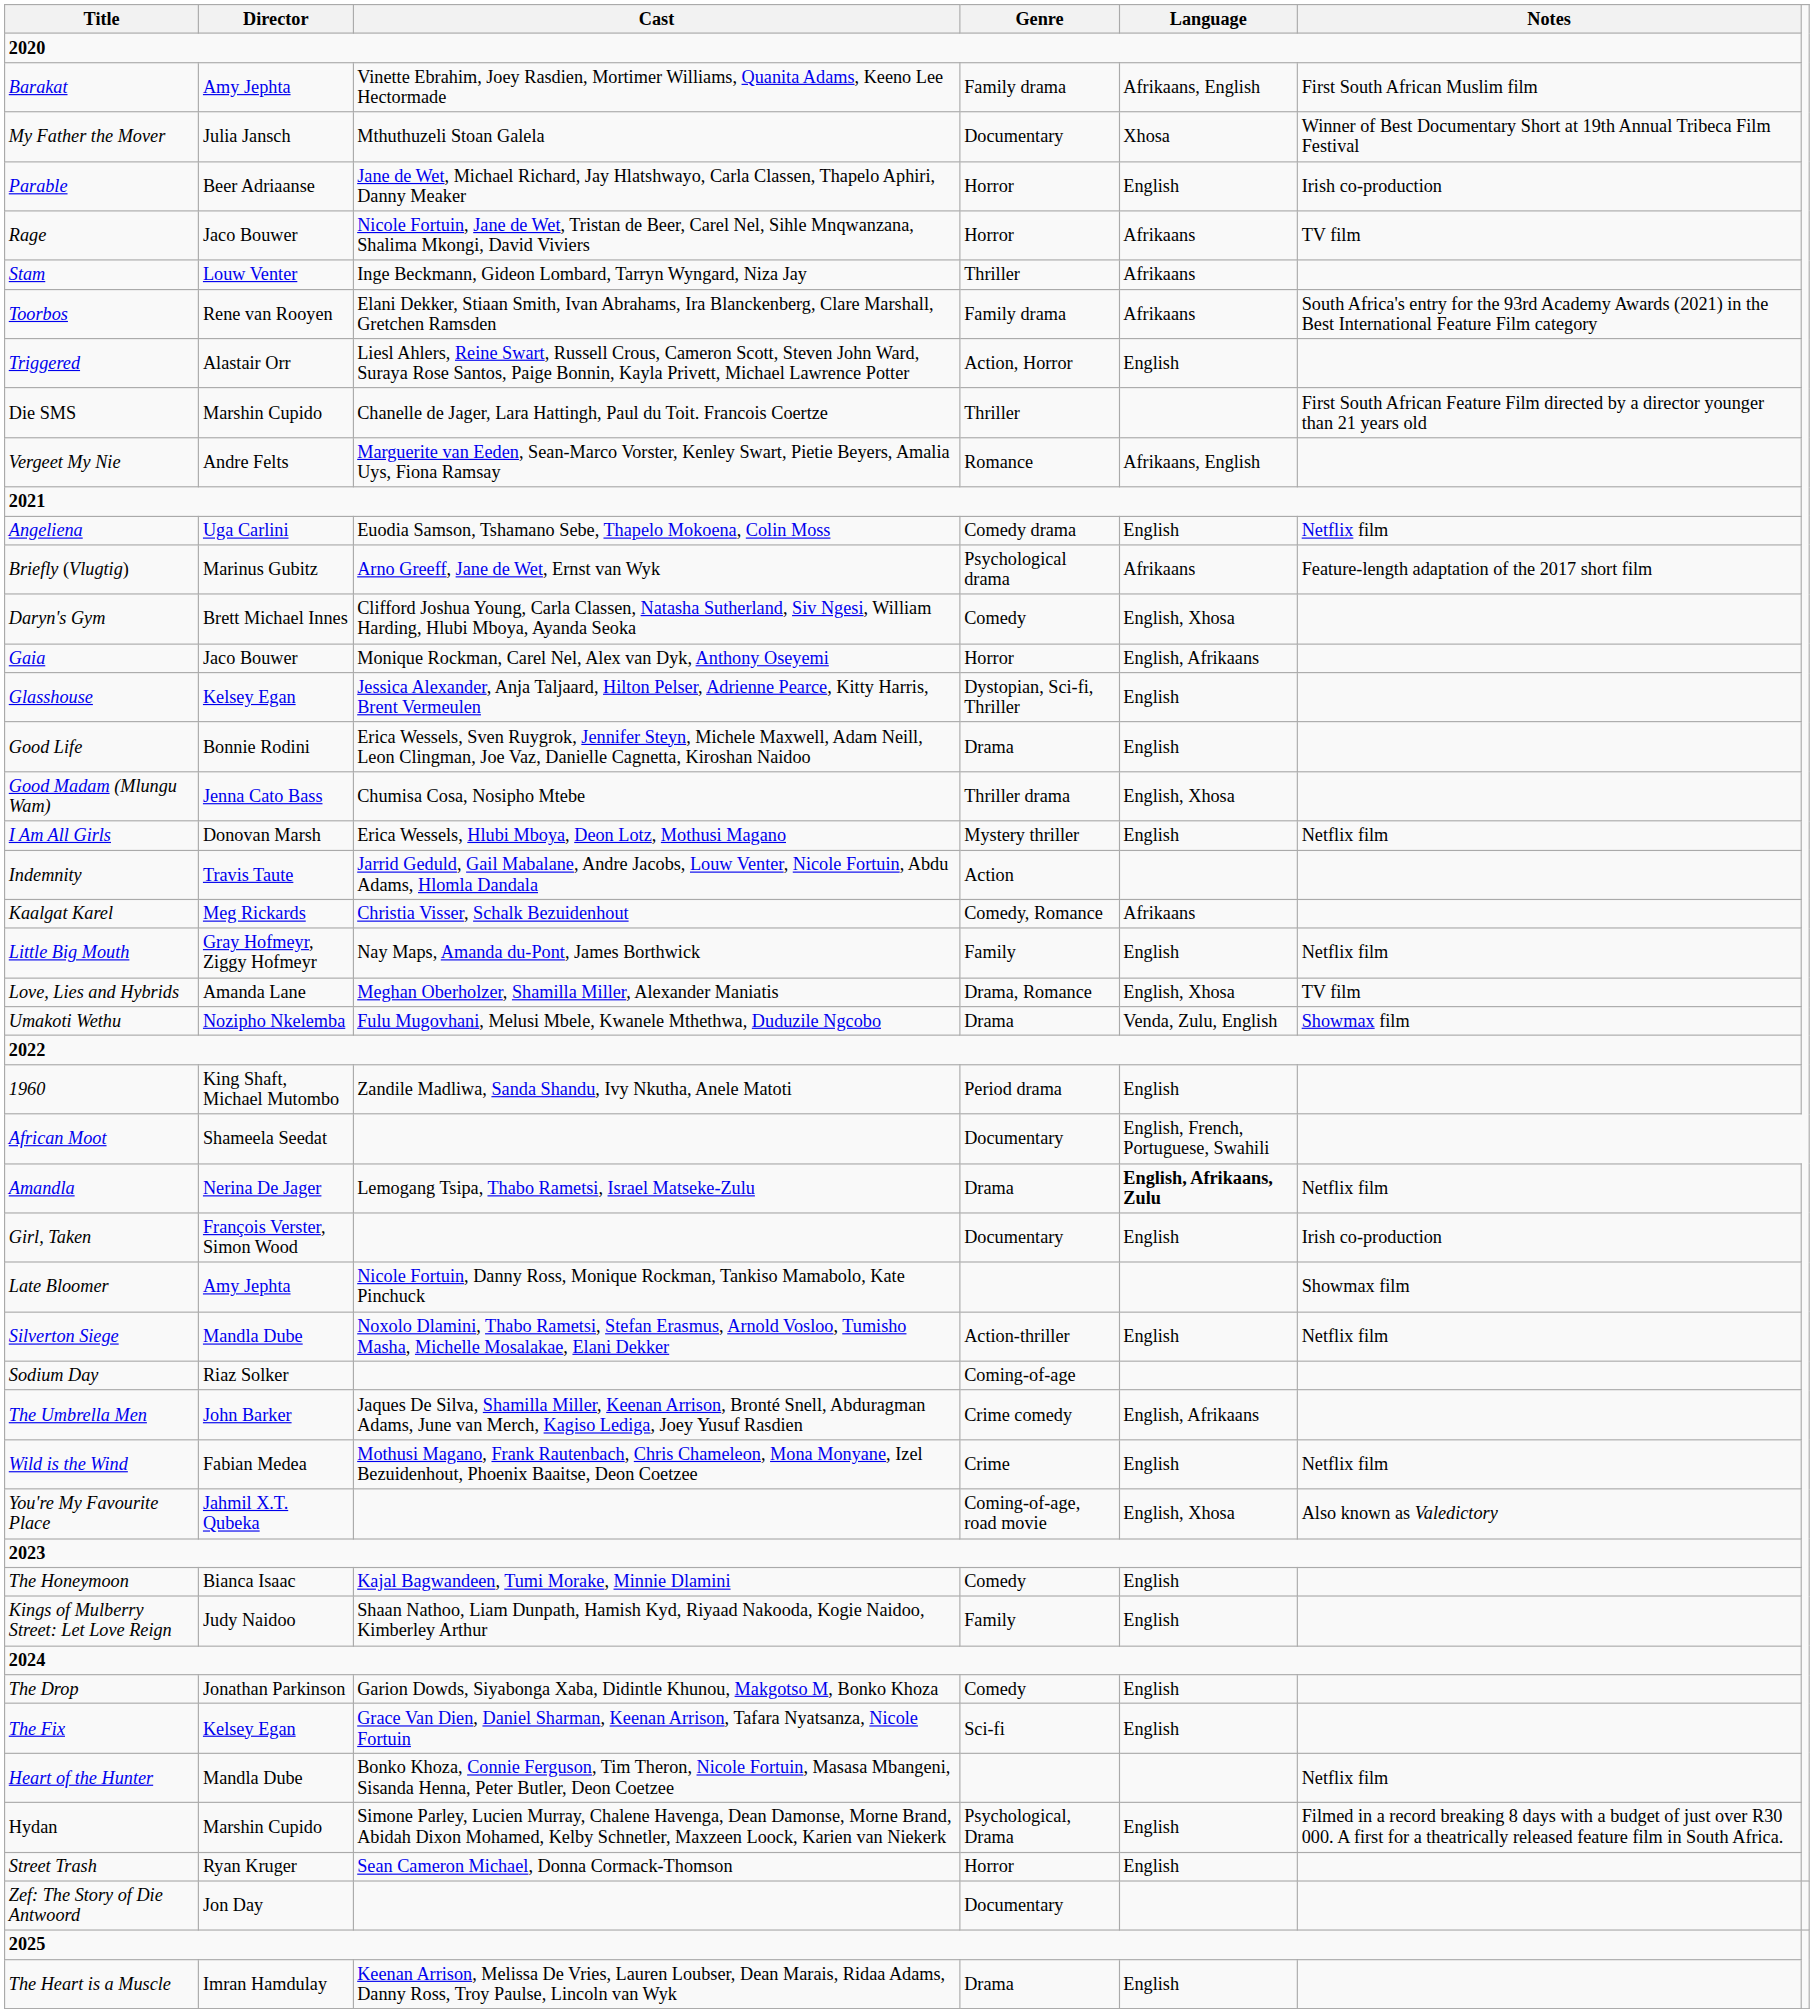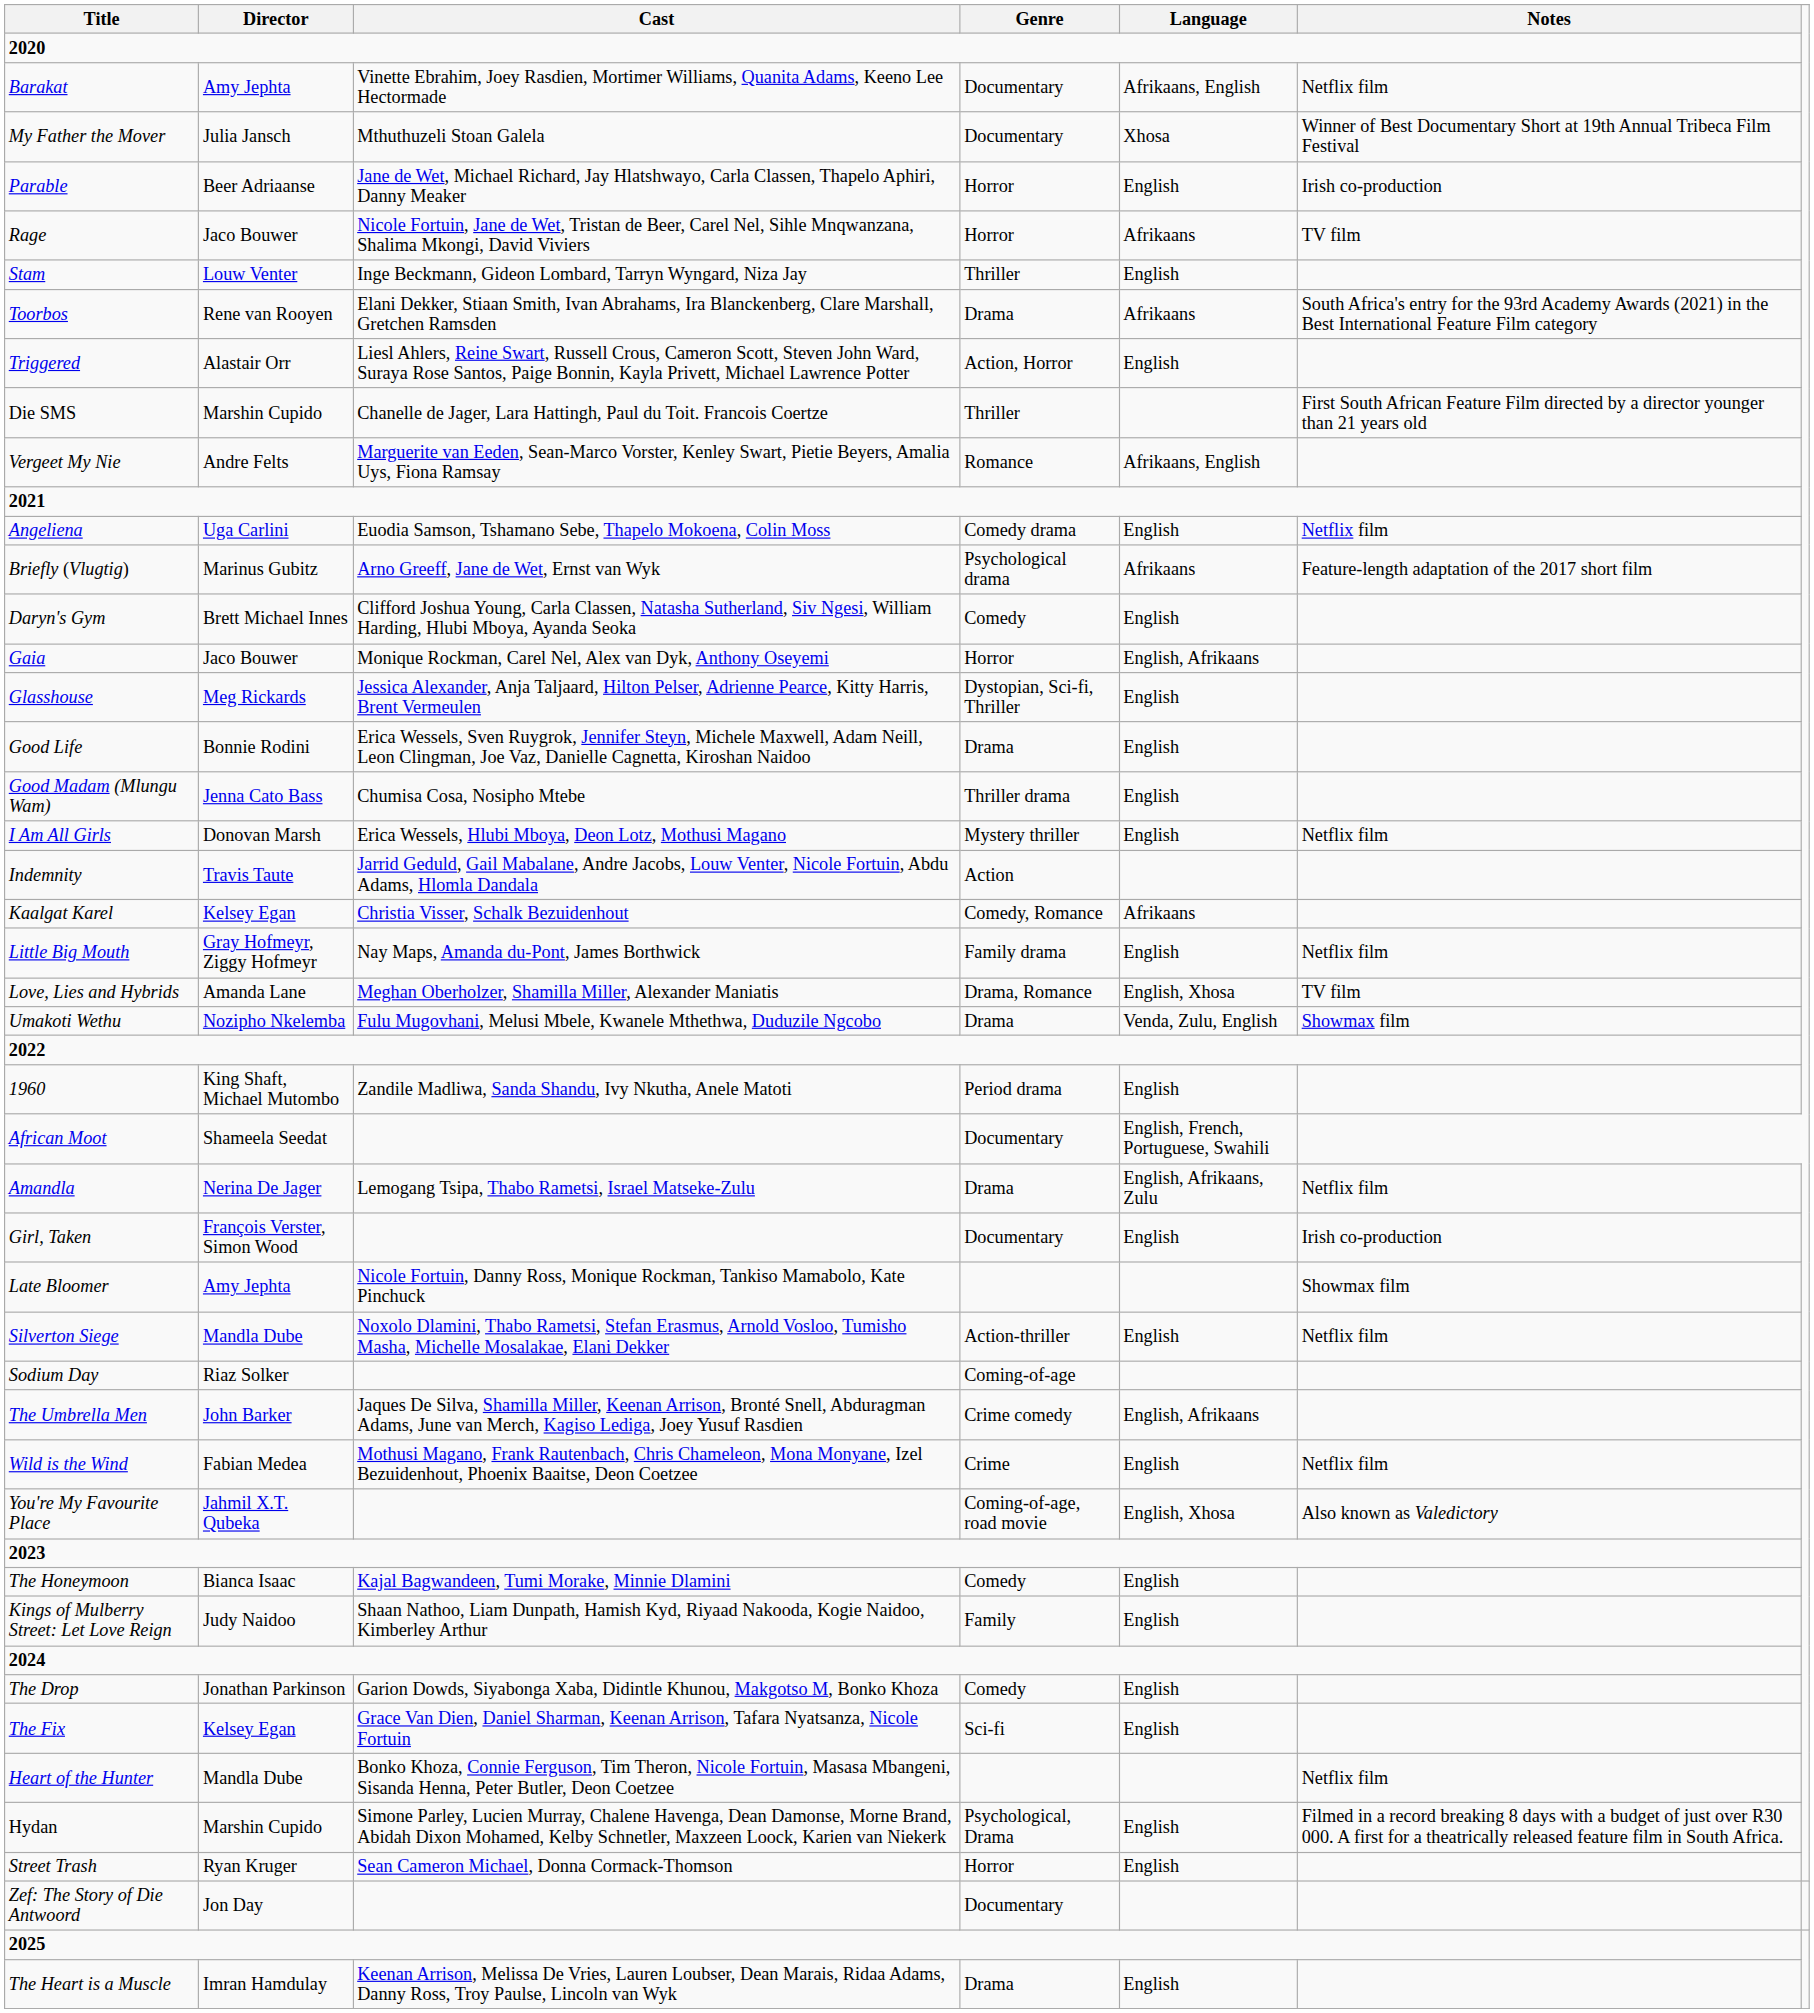(1015, 87) Family drama -> (1014, 87) Documentary
(1420, 87) First South African Muslim film -> (1345, 87) Netflix film
(1159, 274) Afrikaans -> (1151, 274) English
(1015, 313) Family drama -> (989, 313) Drama
(1179, 618) English, Xhosa -> (1151, 618) English
(249, 697) Kelsey Egan -> (254, 697) Meg Rickards
(1179, 796) English, Xhosa -> (1151, 796) English
(254, 913) Meg Rickards -> (249, 913) Kelsey Egan
(990, 952) Family -> (1015, 952) Family drama
(1198, 1188) bold -> (1194, 1188) normal
